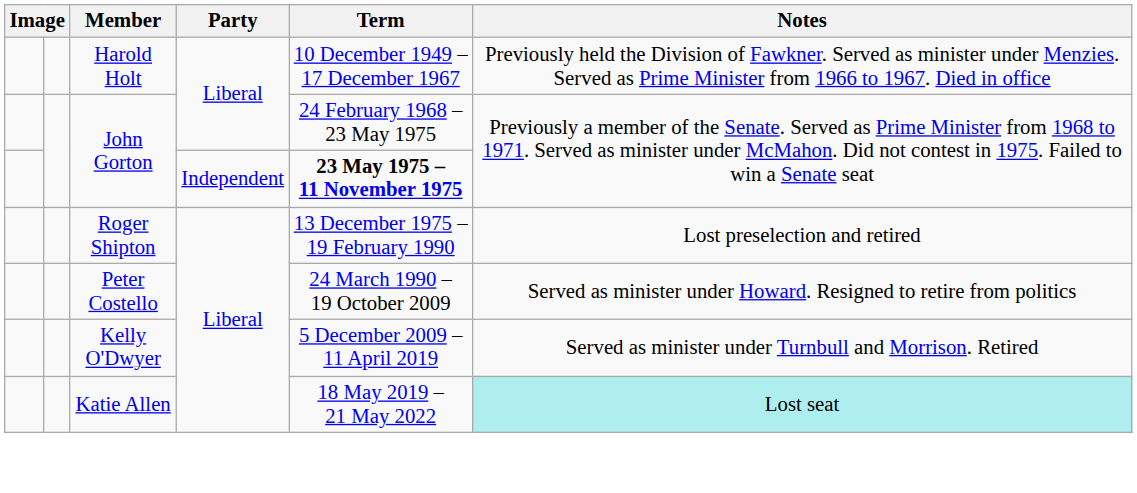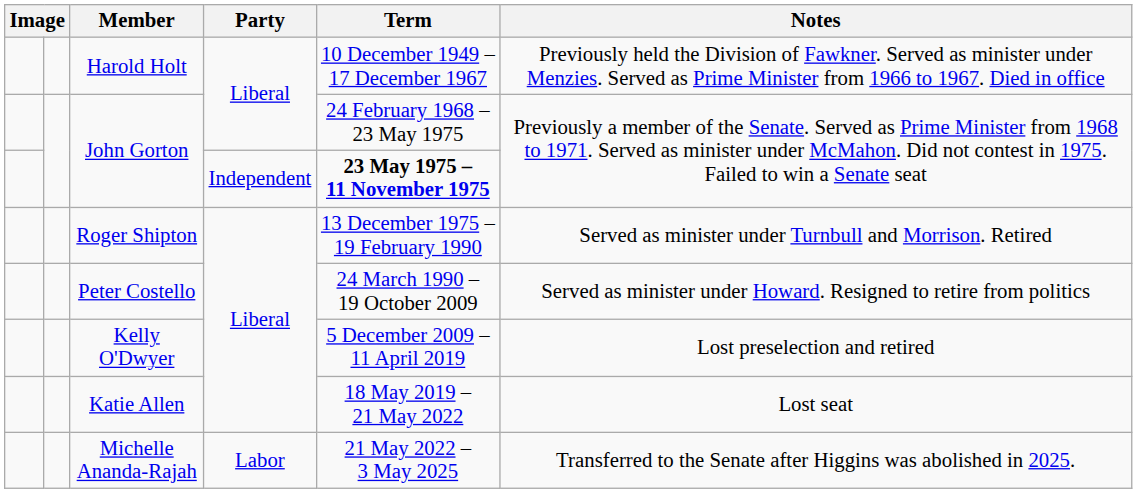(802, 234) Lost preselection and retired -> (816, 234) Served as minister under Turnbull and Morrison. Retired
(802, 347) Served as minister under Turnbull and Morrison. Retired -> (816, 347) Lost preselection and retired
(802, 404) paleturquoise background -> (816, 404) no background
+ row: (137, 460)
